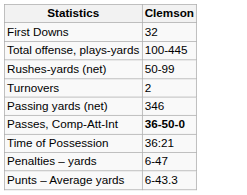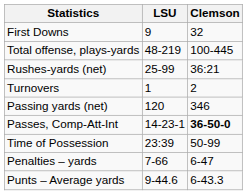+ column: (165, 13)
(160, 69) 50-99 -> (205, 69) 36:21
(159, 143) 36:21 -> (205, 143) 50-99
